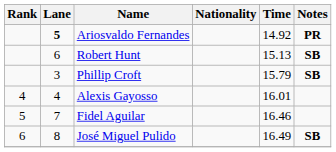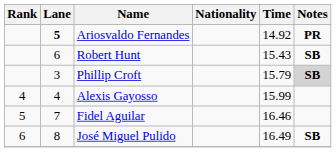(277, 55) 15.13 -> (277, 55) 15.43
(312, 75) no background -> (312, 75) lightgrey background
(277, 95) 16.01 -> (277, 95) 15.99
